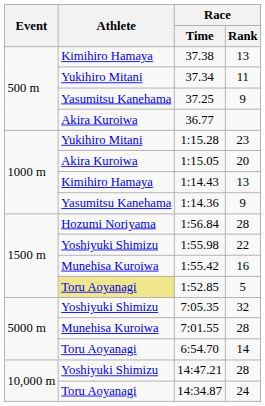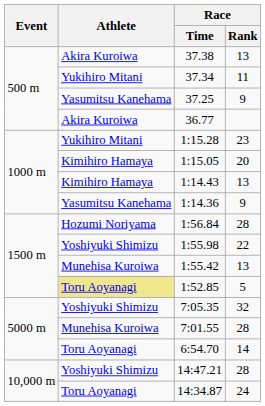(107, 57) Kimihiro Hamaya -> (99, 57) Akira Kuroiwa
(99, 161) Akira Kuroiwa -> (107, 161) Kimihiro Hamaya
(243, 266) 16 -> (243, 266) 13
